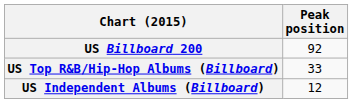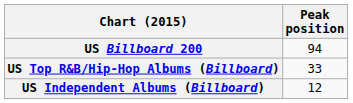(315, 48) 92 -> (315, 48) 94
